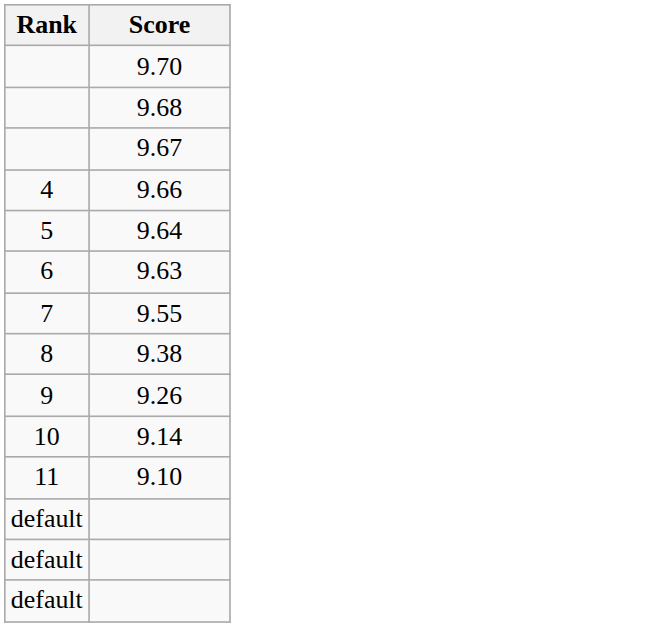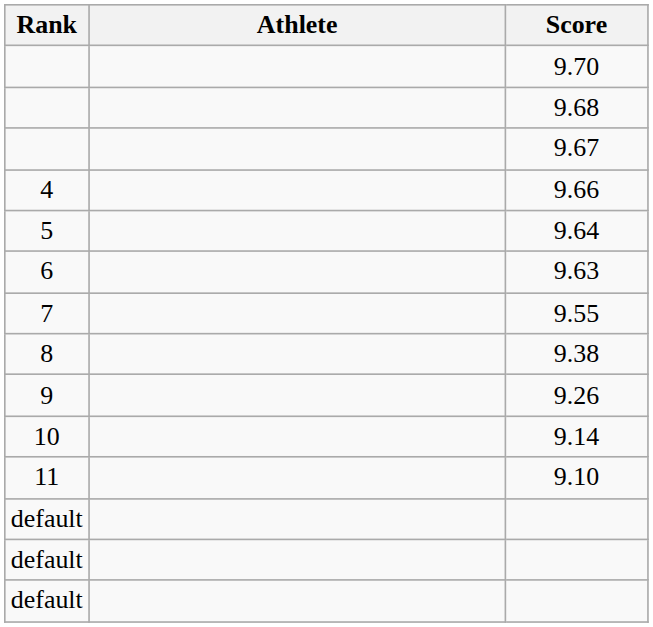+ column: (297, 25)
